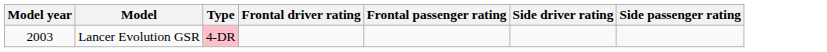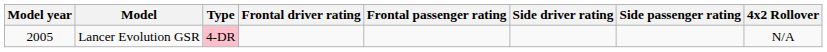+ column: (783, 15)
(40, 36) 2003 -> (40, 36) 2005
